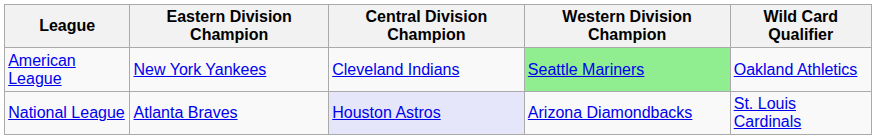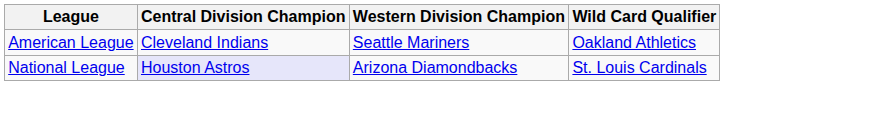- column: (229, 26)
(586, 69) lightgreen background -> (411, 42) no background
